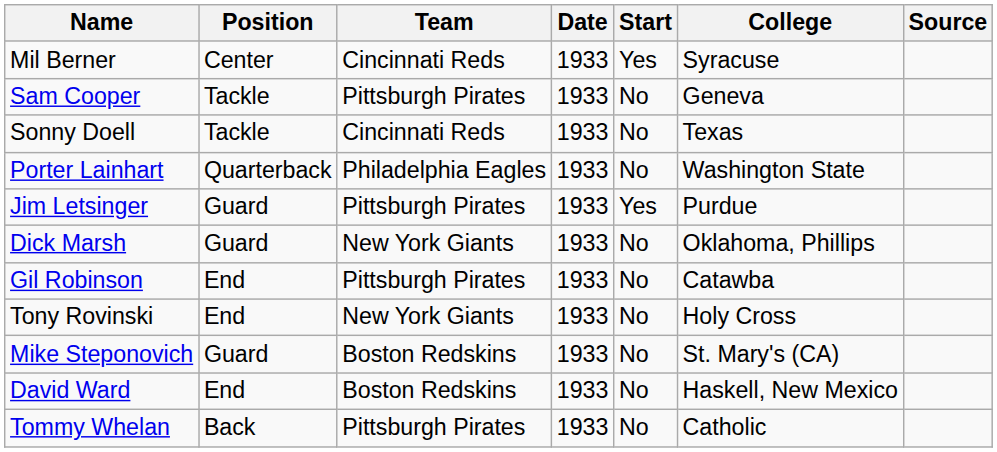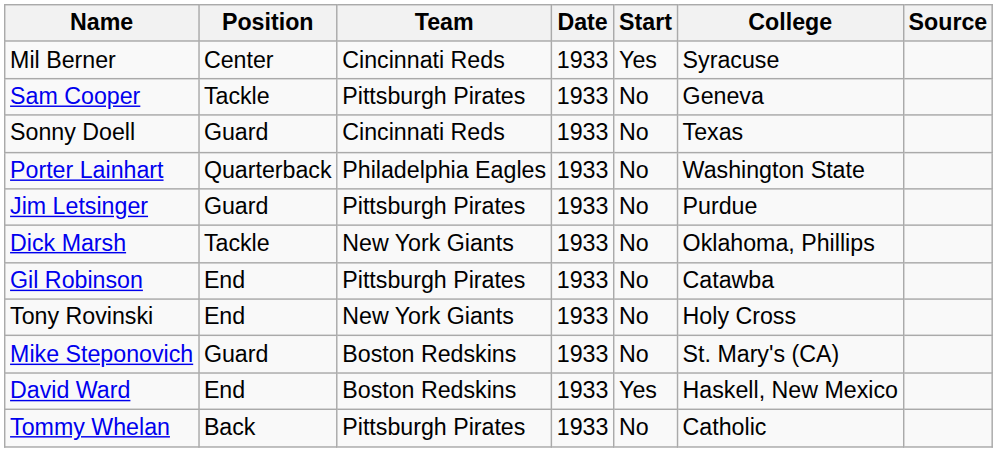(237, 133) Tackle -> (236, 133) Guard
(638, 206) Yes -> (634, 206) No
(236, 243) Guard -> (237, 243) Tackle
(634, 390) No -> (638, 390) Yes
